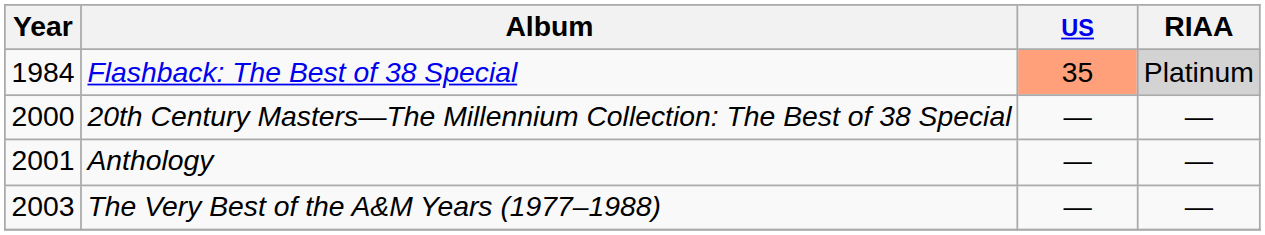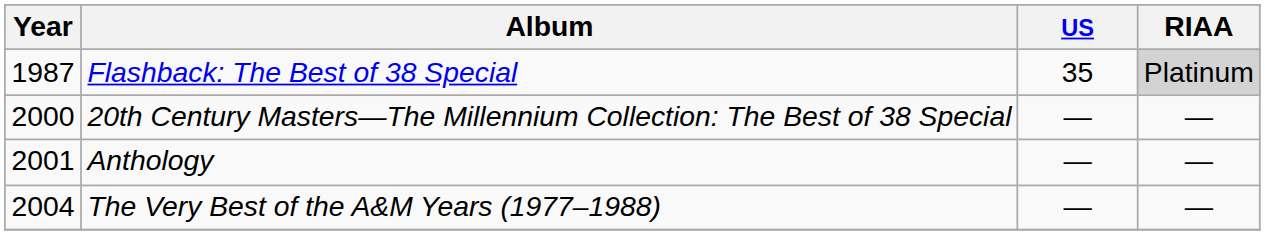(43, 71) 1984 -> (43, 71) 1987
(1078, 71) lightsalmon background -> (1078, 71) no background
(43, 206) 2003 -> (43, 206) 2004
